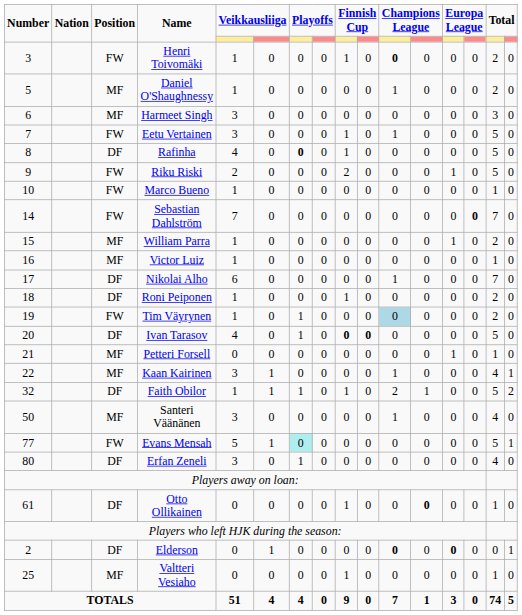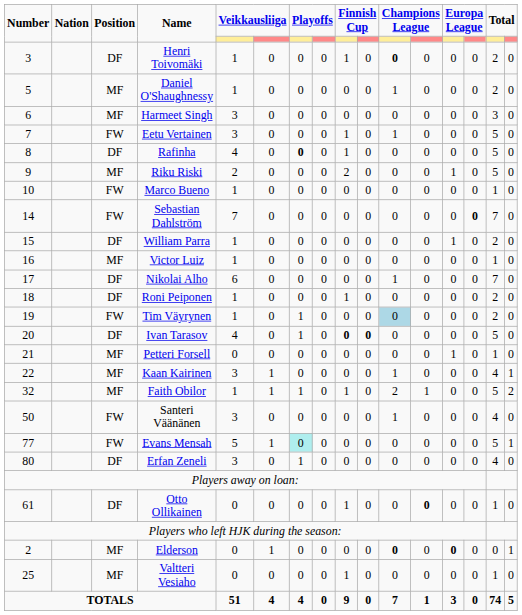(115, 58) FW -> (115, 58) DF
(115, 171) FW -> (115, 171) MF
(115, 241) MF -> (115, 241) DF
(115, 391) DF -> (115, 391) MF
(115, 417) MF -> (115, 417) FW
(115, 549) DF -> (115, 549) MF
